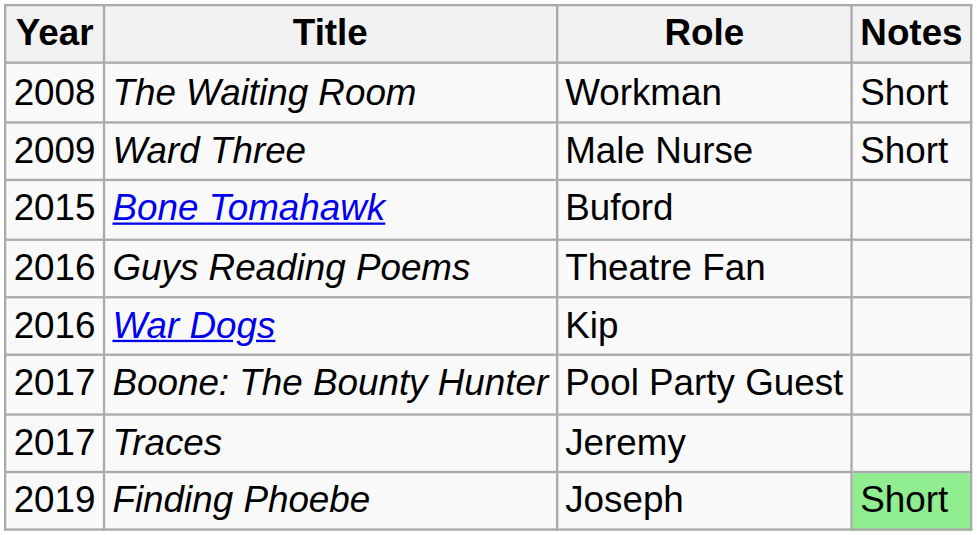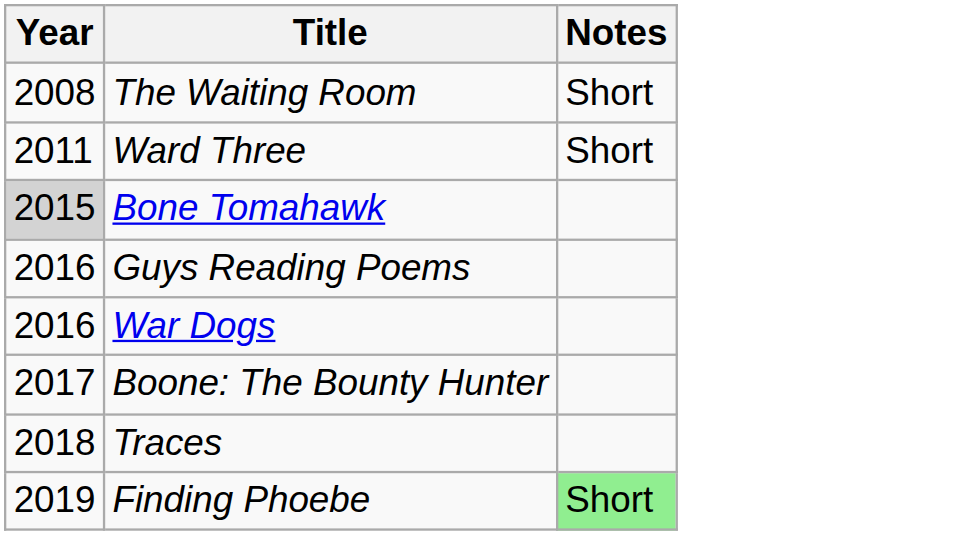- column: (704, 33)
(55, 150) 2009 -> (53, 150) 2011
(55, 208) no background -> (55, 208) lightgrey background
(55, 442) 2017 -> (55, 442) 2018
